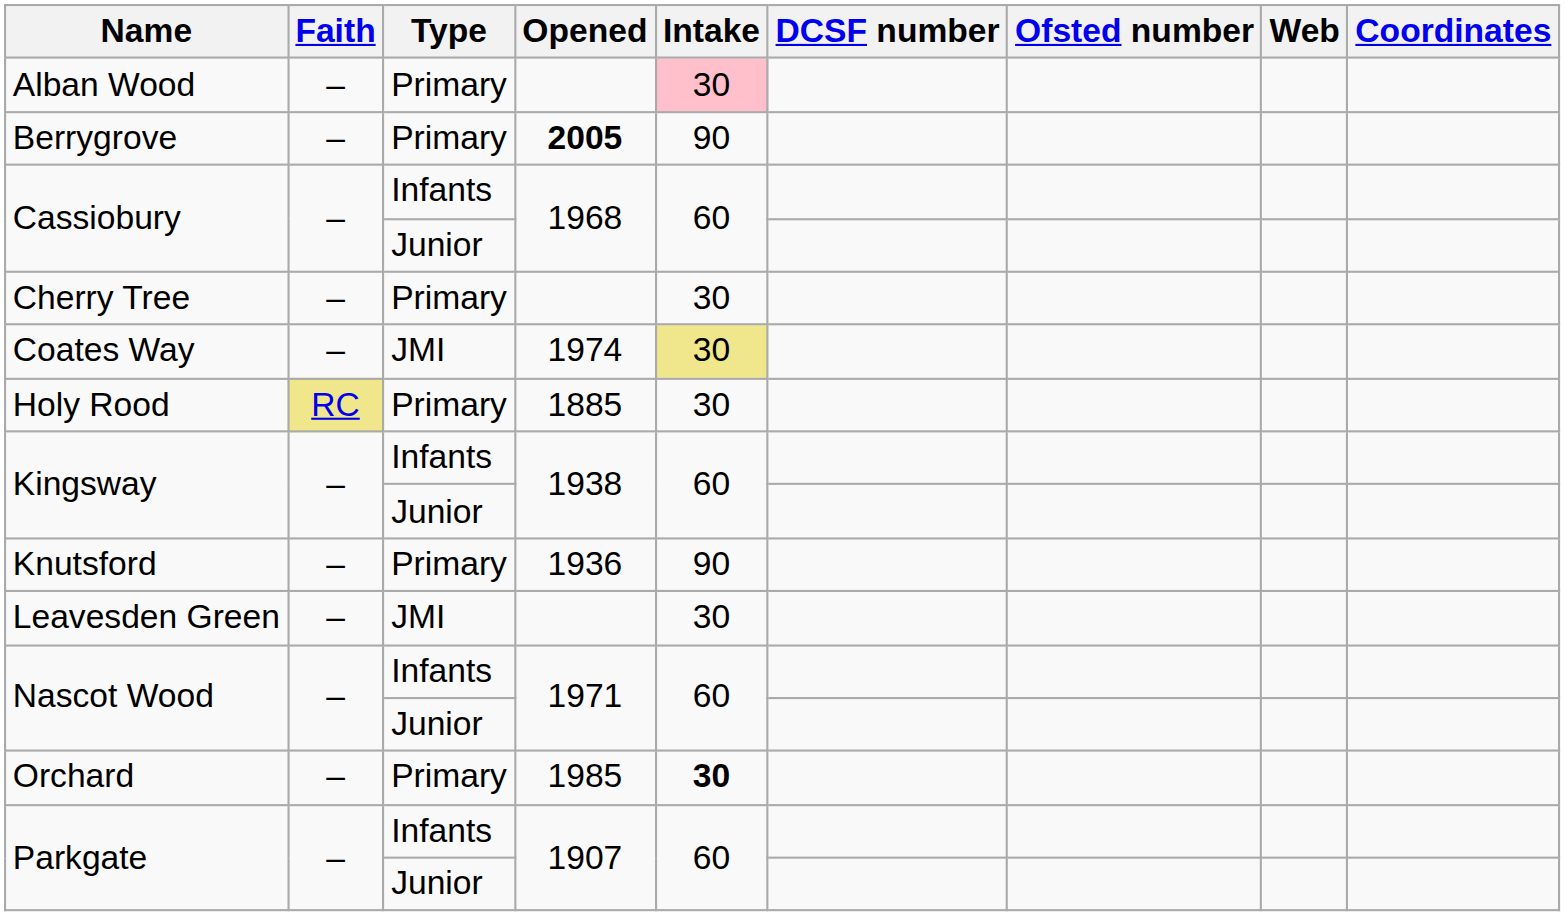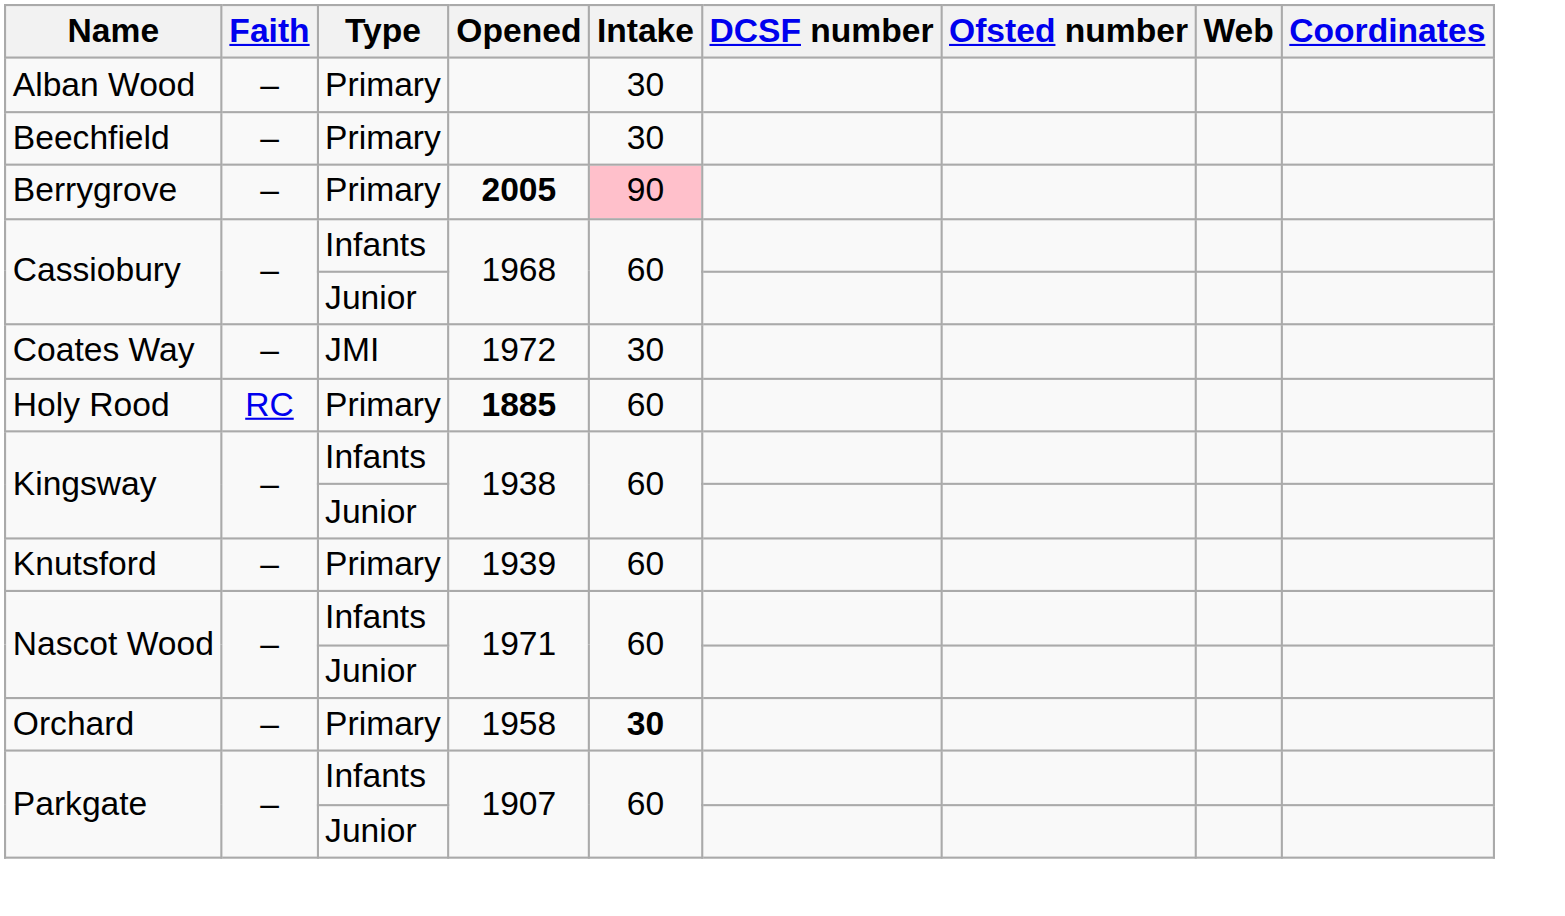(711, 84) pink background -> (645, 84) no background
+ row: (91, 137)
(711, 137) no background -> (645, 191) pink background
- row: (101, 297)
(585, 350) 1974 -> (519, 350) 1972
(711, 350) khaki background -> (645, 350) no background
(336, 404) khaki background -> (269, 404) no background
(585, 404) normal -> (519, 404) bold
(711, 404) 30 -> (645, 404) 60
(585, 564) 1936 -> (519, 564) 1939
(711, 564) 90 -> (645, 564) 60
- row: (146, 617)
(585, 777) 1985 -> (519, 723) 1958
